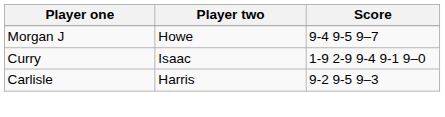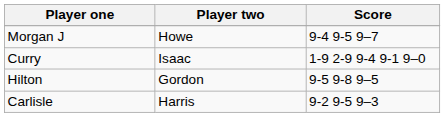+ row: (25, 79)
